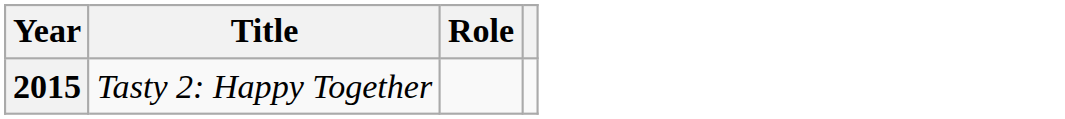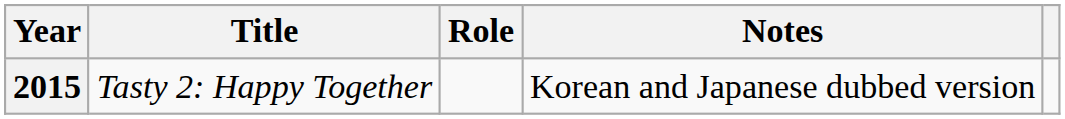+ column: (783, 31)
